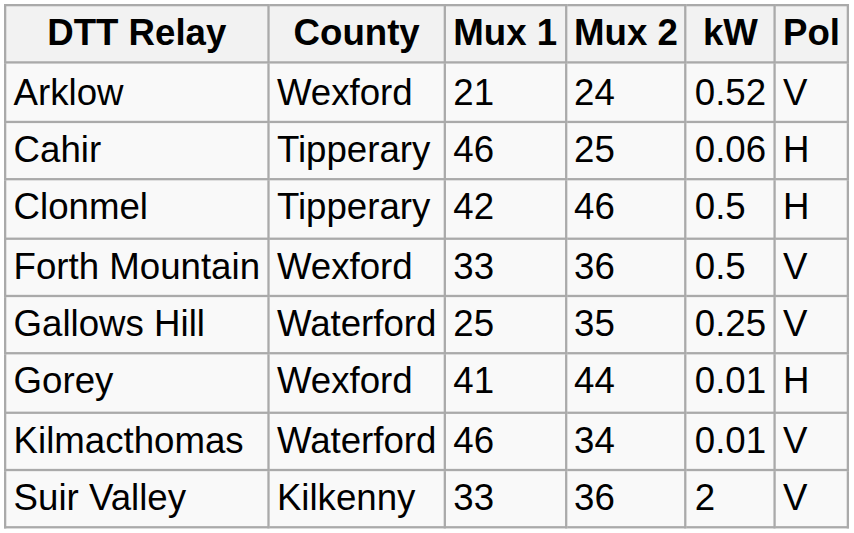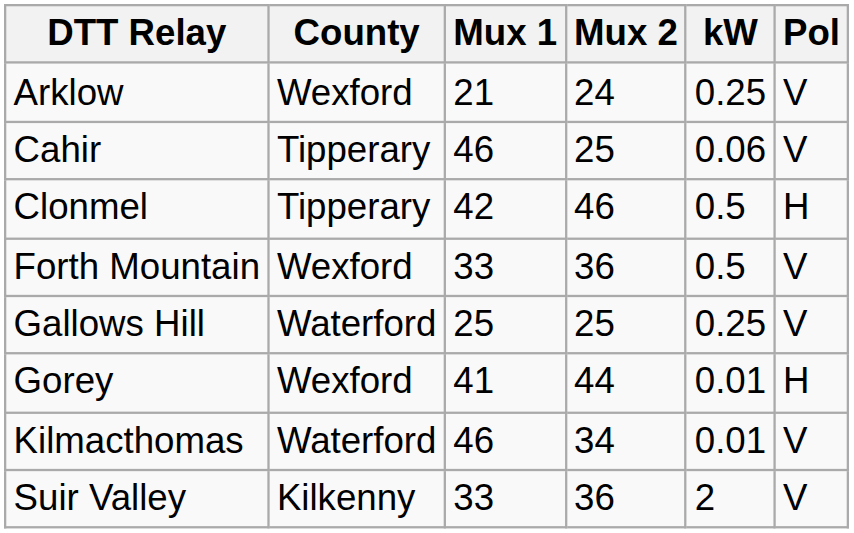(730, 91) 0.52 -> (730, 91) 0.25
(796, 149) H -> (795, 149) V
(594, 324) 35 -> (594, 324) 25
